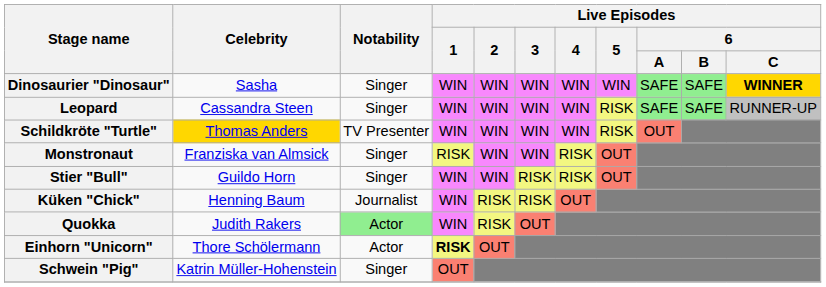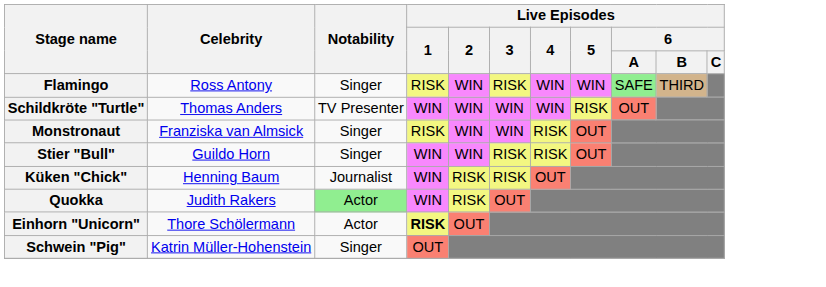- row: (89, 85)
- row: (89, 108)
+ row: (76, 85)
(256, 131) gold background -> (231, 108) no background
